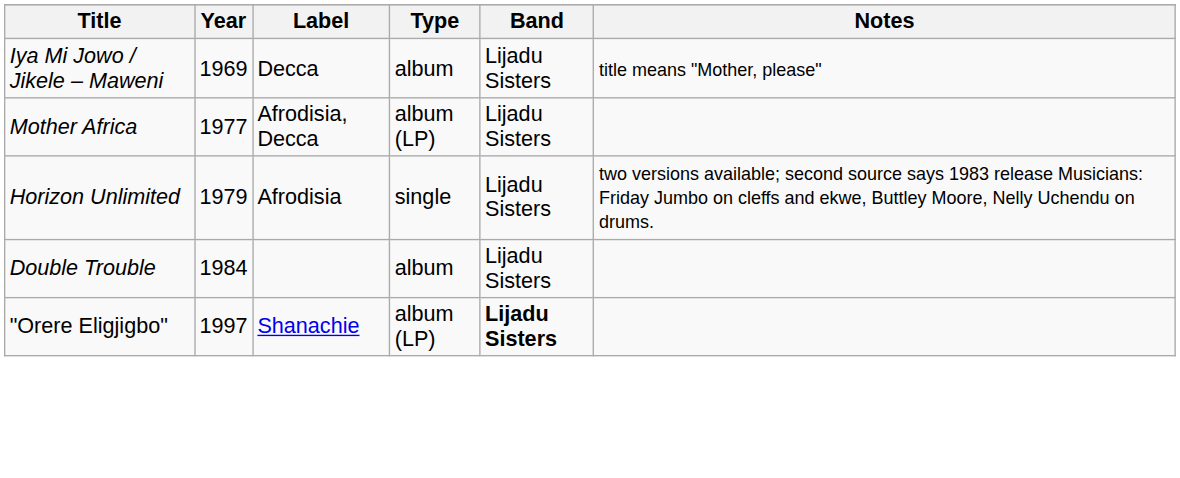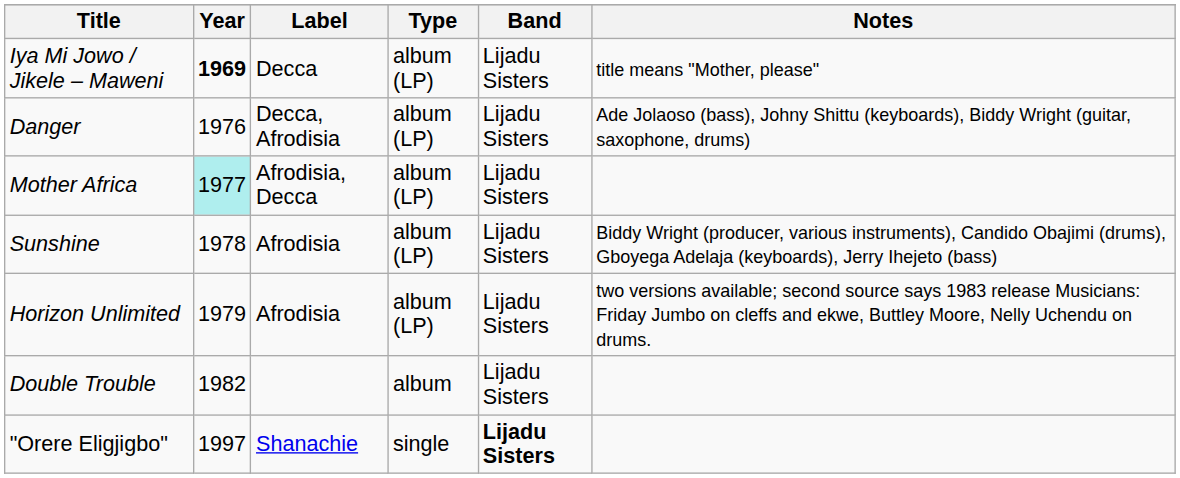(223, 68) normal -> (222, 68) bold
(424, 68) album -> (422, 68) album (LP)
+ row: (45, 126)
(223, 126) no background -> (222, 185) paleturquoise background
+ row: (55, 243)
(423, 197) single -> (422, 314) album (LP)
(223, 268) 1984 -> (222, 385) 1982
(424, 326) album (LP) -> (421, 443) single
